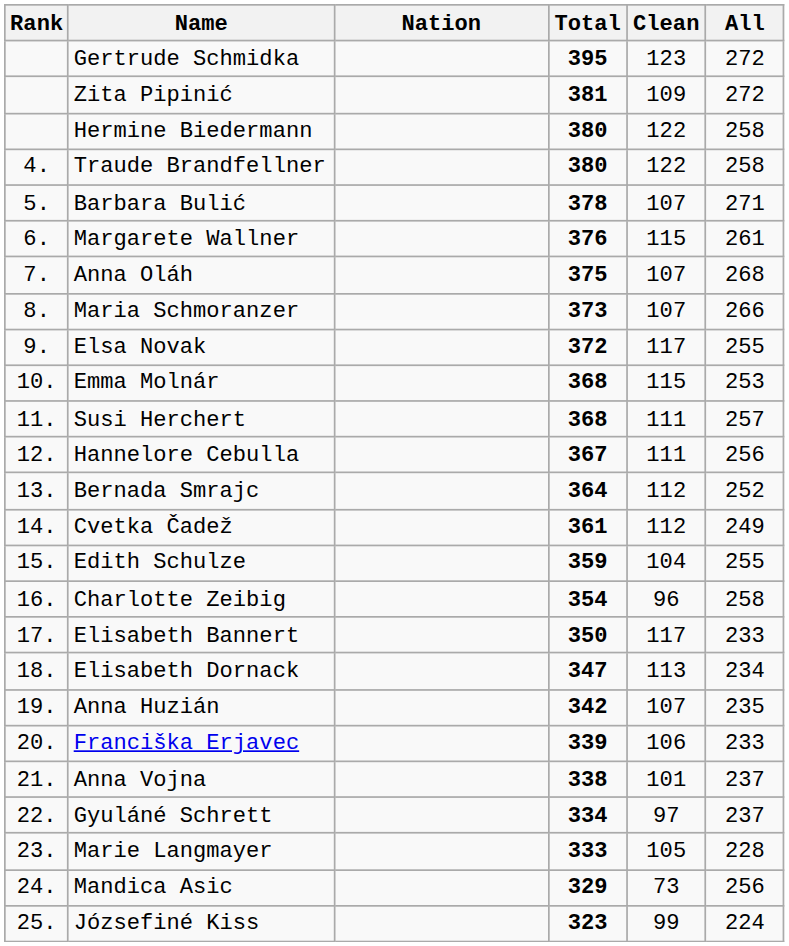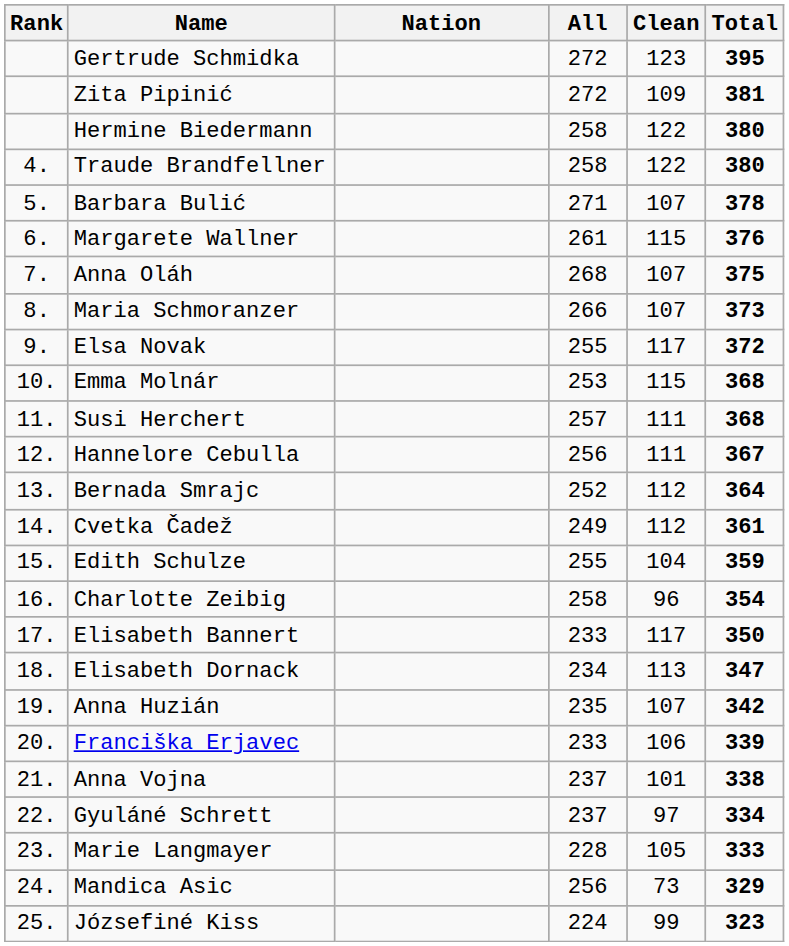columns swapped: (745, 23) <-> (588, 23)
